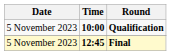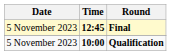rows swapped: (136, 27) <-> (120, 43)
